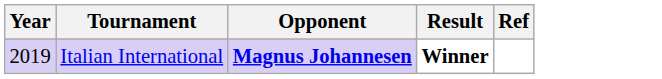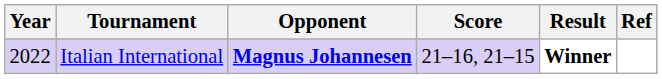+ column: (478, 21)
(30, 55) 2019 -> (30, 55) 2022
